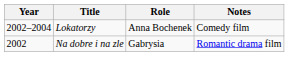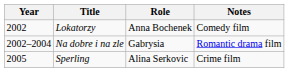(29, 28) 2002–2004 -> (17, 28) 2002
(17, 43) 2002 -> (29, 43) 2002–2004
+ row: (73, 59)
